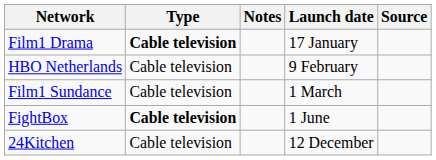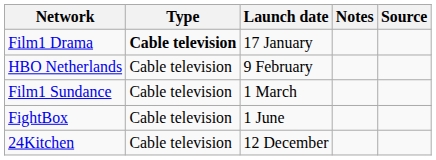columns swapped: (331, 17) <-> (263, 17)
(183, 117) bold -> (181, 117) normal
